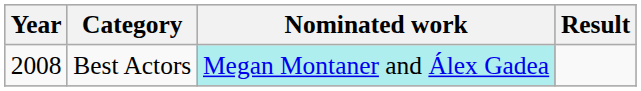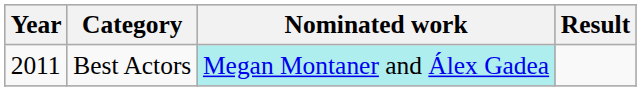(36, 65) 2008 -> (36, 65) 2011
